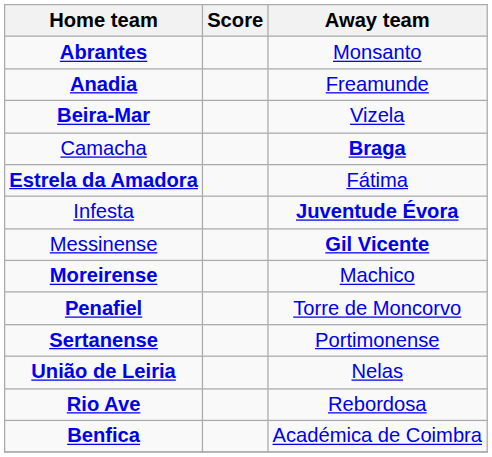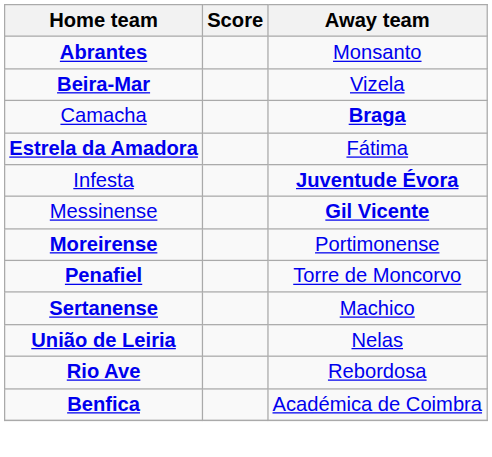- row: (104, 84)
(377, 276) Machico -> (377, 244) Portimonense
(377, 340) Portimonense -> (377, 308) Machico
